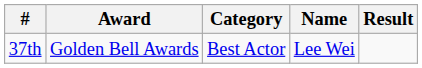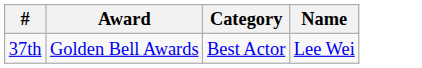- column: (388, 19)
